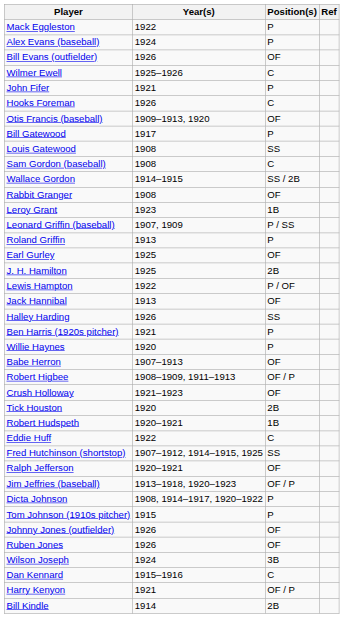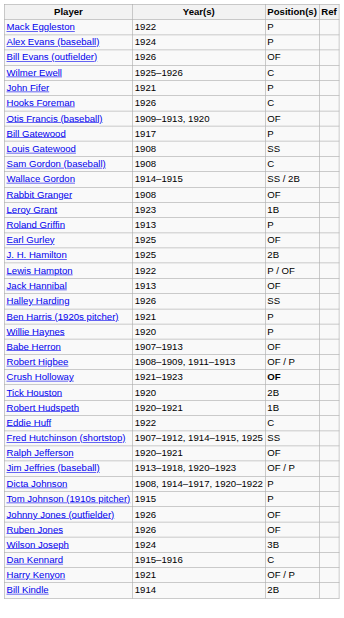- row: (61, 225)
(274, 392) normal -> (274, 377) bold
